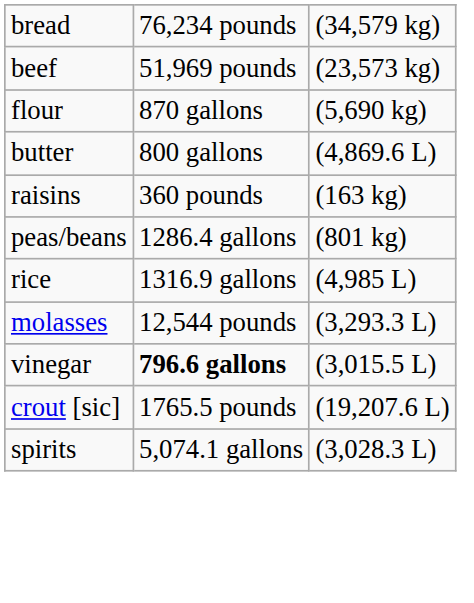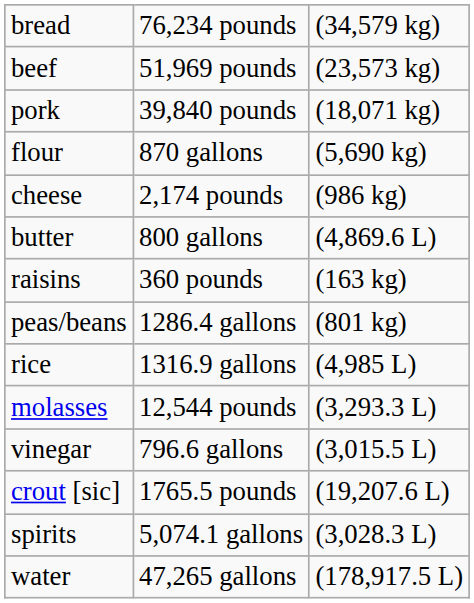+ row: (35, 110)
+ row: (47, 195)
(213, 364) bold -> (211, 449) normal
+ row: (41, 576)
